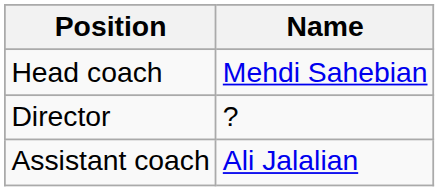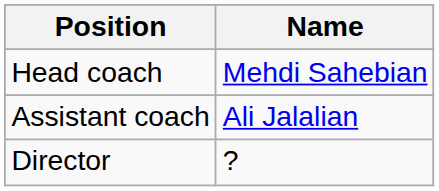rows swapped: (111, 161) <-> (61, 116)
